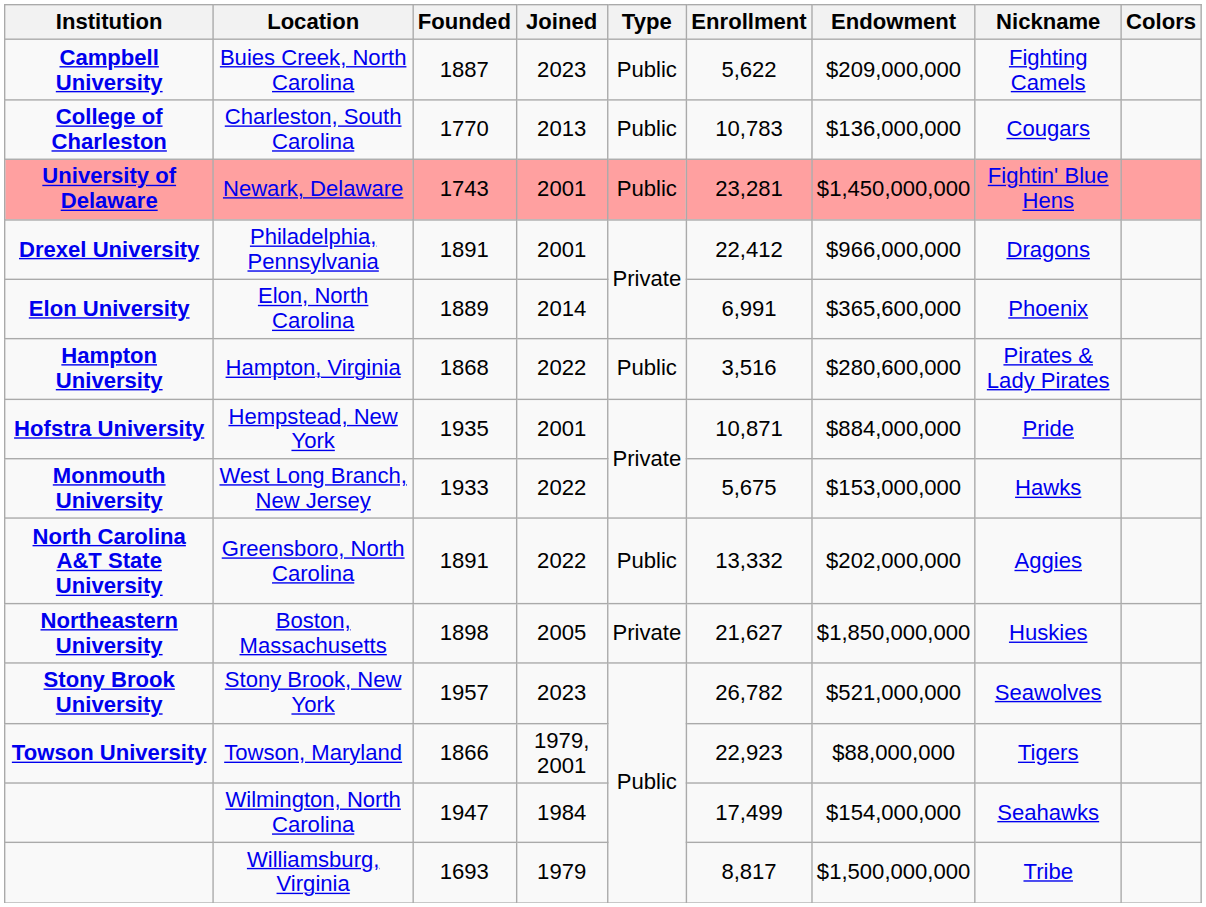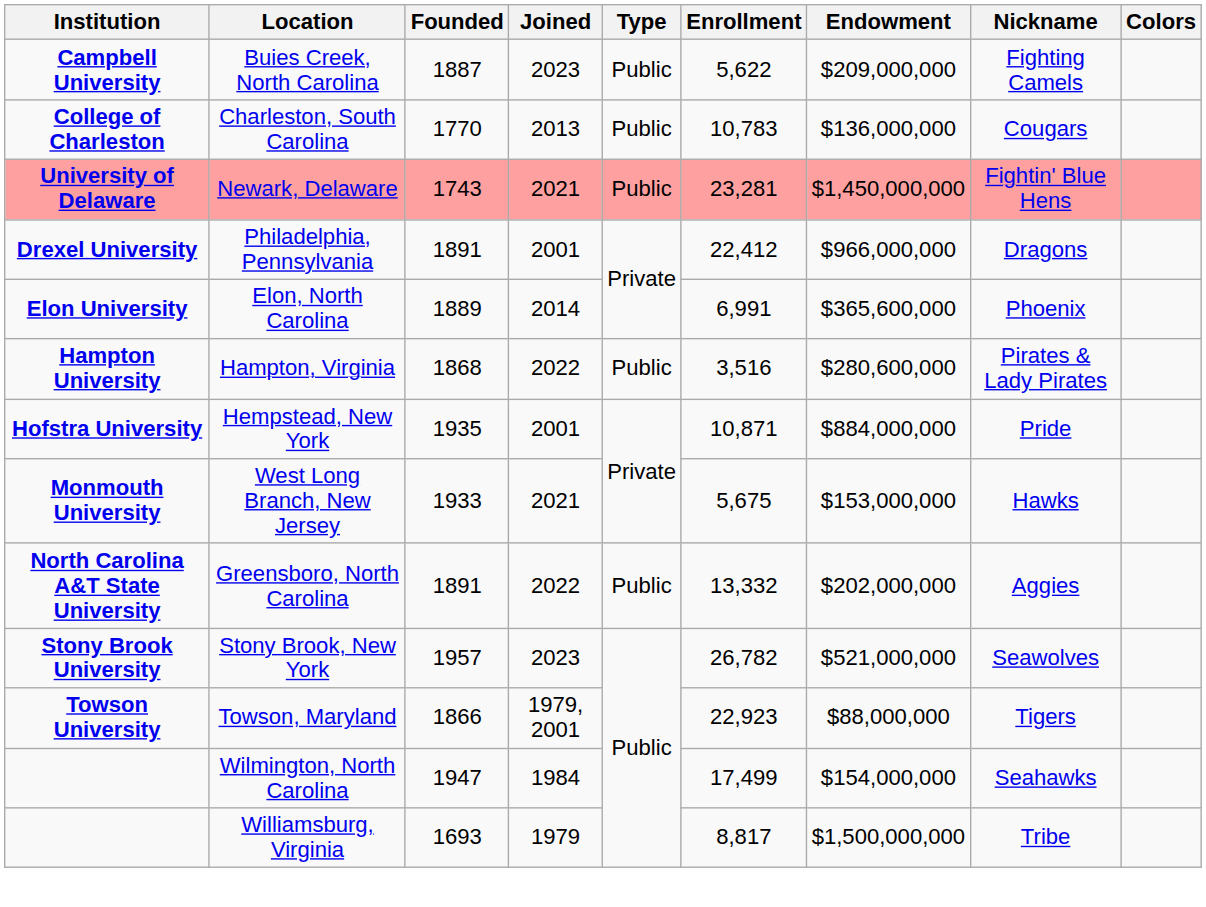(562, 189) 2001 -> (556, 189) 2021
(562, 488) 2022 -> (556, 500) 2021
- row: (313, 633)
